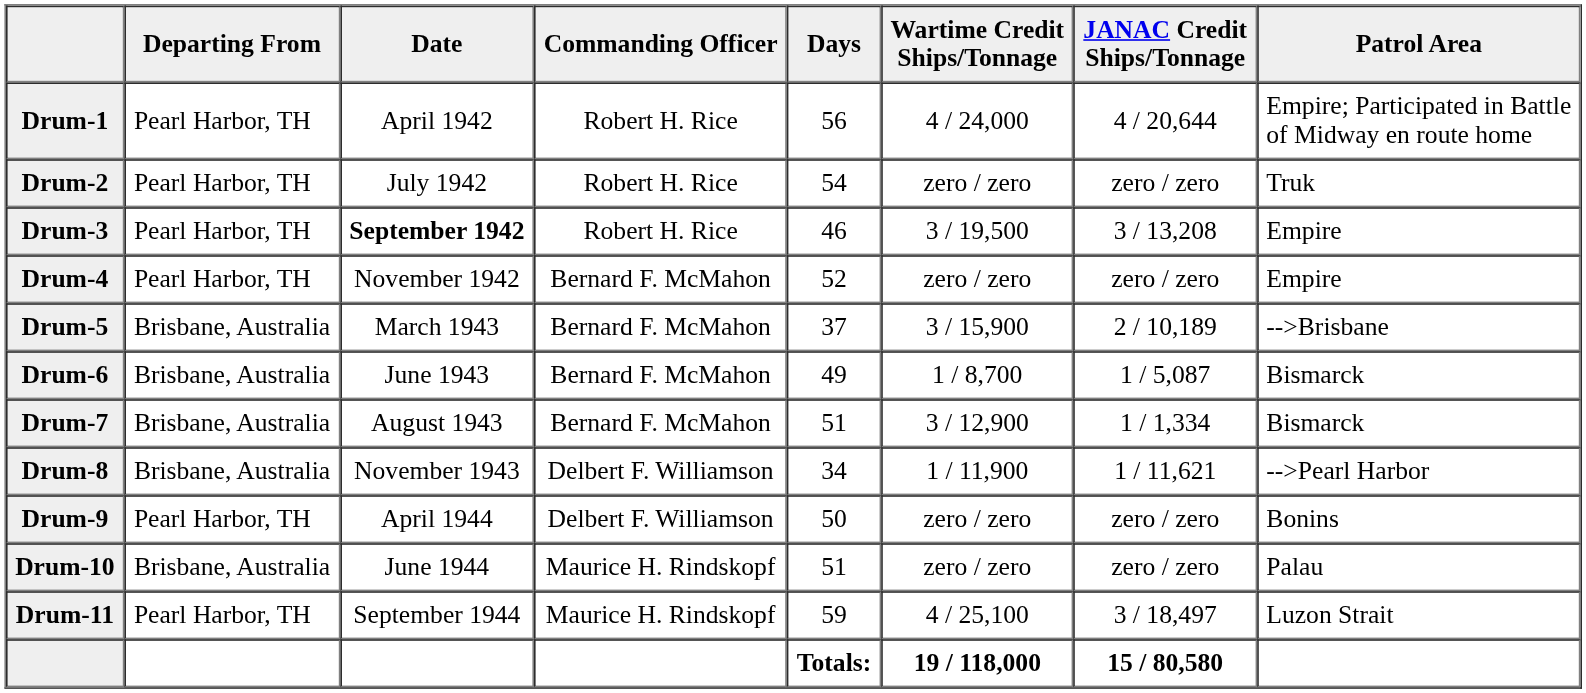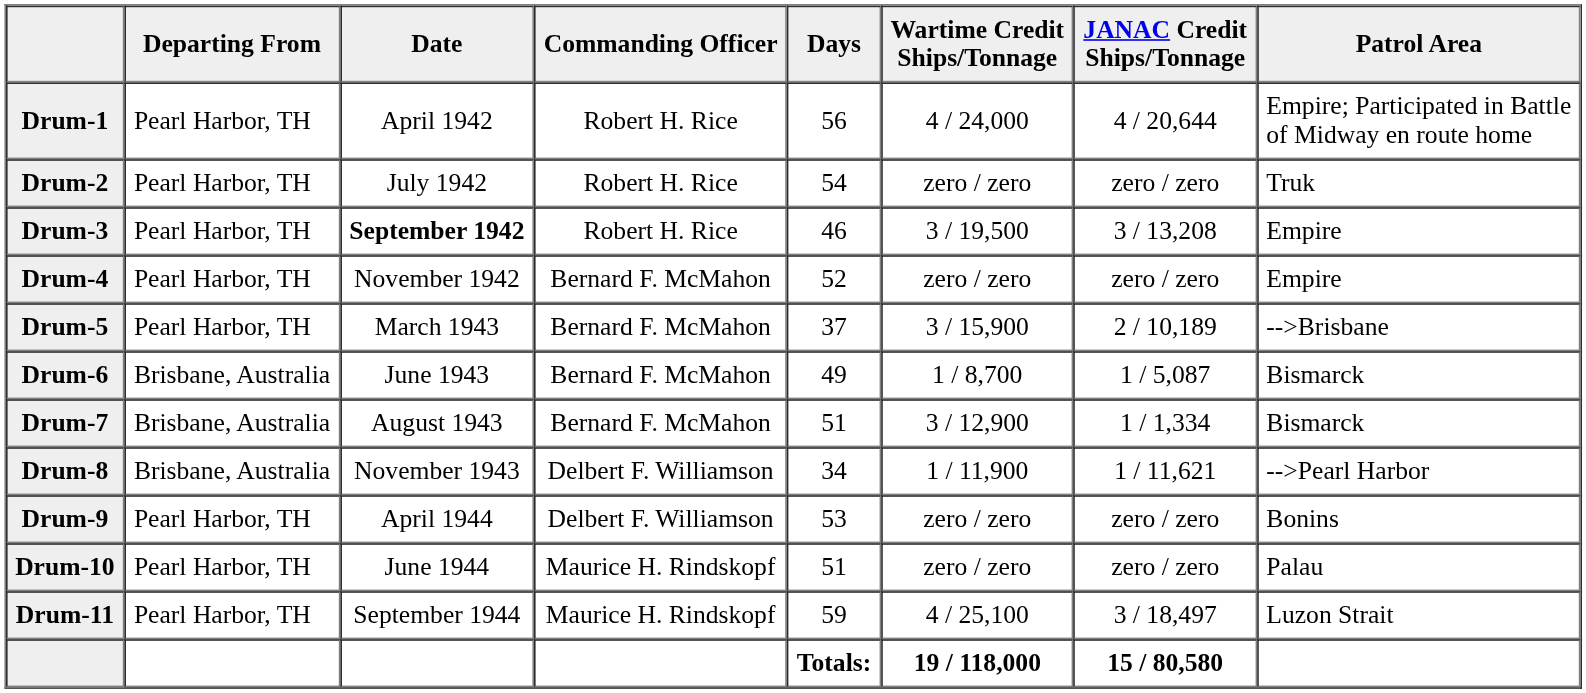(232, 326) Brisbane, Australia -> (222, 326) Pearl Harbor, TH
(834, 518) 50 -> (834, 518) 53
(232, 566) Brisbane, Australia -> (222, 566) Pearl Harbor, TH
